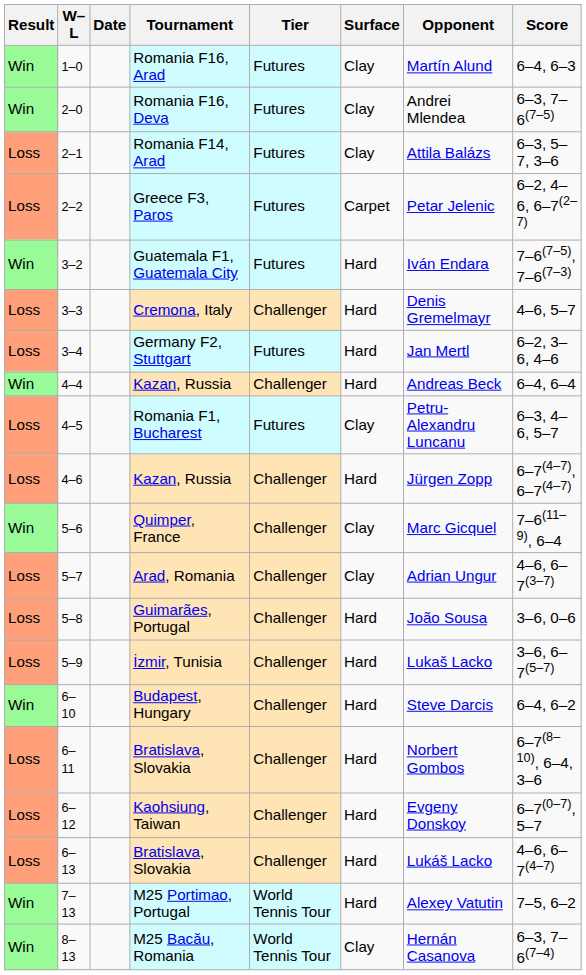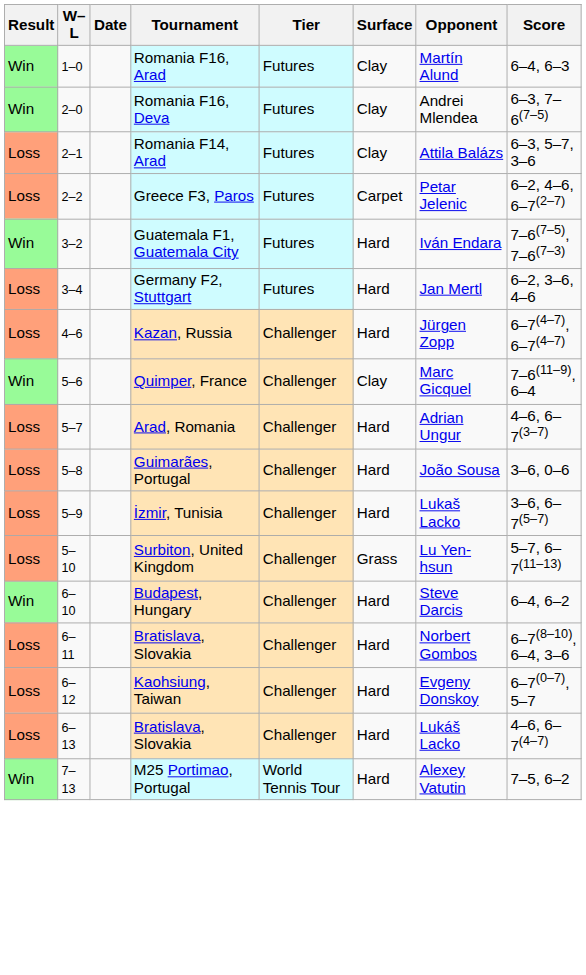- row: (72, 310)
- row: (72, 384)
- row: (72, 426)
(359, 575) Clay -> (373, 426) Hard
+ row: (68, 559)
- row: (68, 948)
